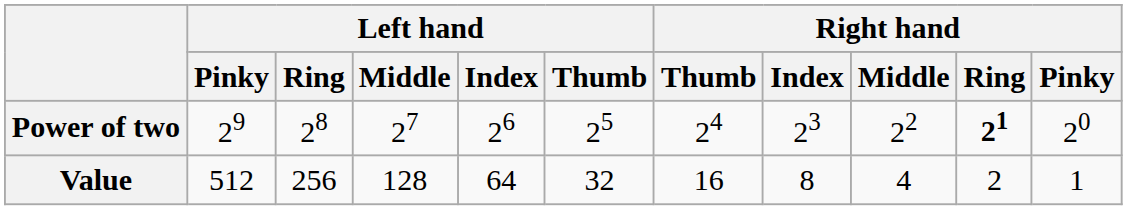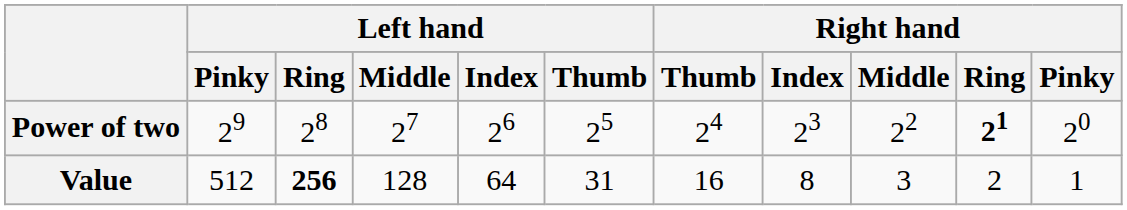(314, 179) normal -> (314, 179) bold
(600, 179) 32 -> (600, 179) 31
(904, 179) 4 -> (904, 179) 3
